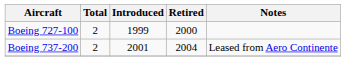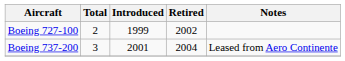(186, 30) 2000 -> (186, 30) 2002
(95, 47) 2 -> (95, 47) 3
